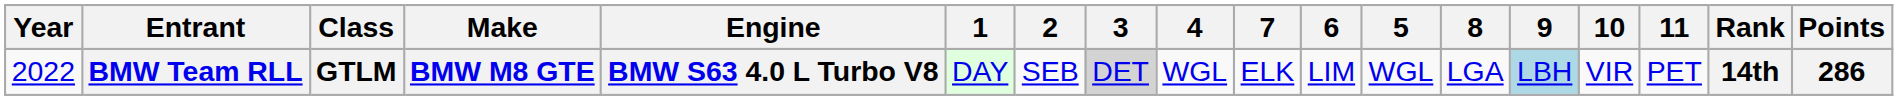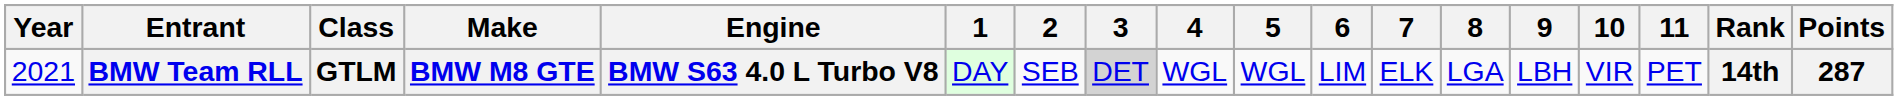columns swapped: (1401, 27) <-> (1267, 27)
(43, 72) 2022 -> (43, 72) 2021
(1545, 72) lightblue background -> (1545, 72) no background
(1842, 72) 286 -> (1842, 72) 287
